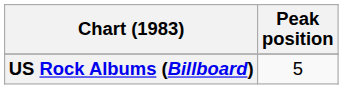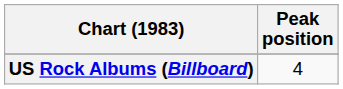(298, 68) 5 -> (298, 68) 4
